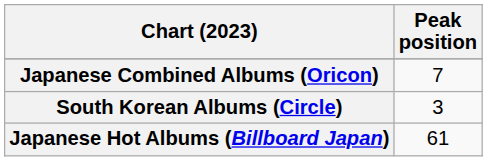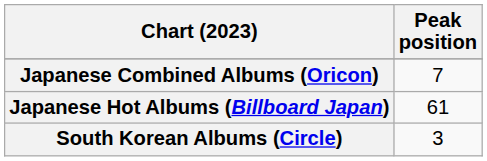rows swapped: (199, 139) <-> (199, 107)
